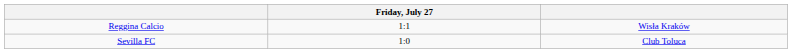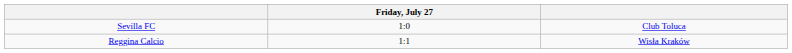rows swapped: (136, 26) <-> (136, 41)
